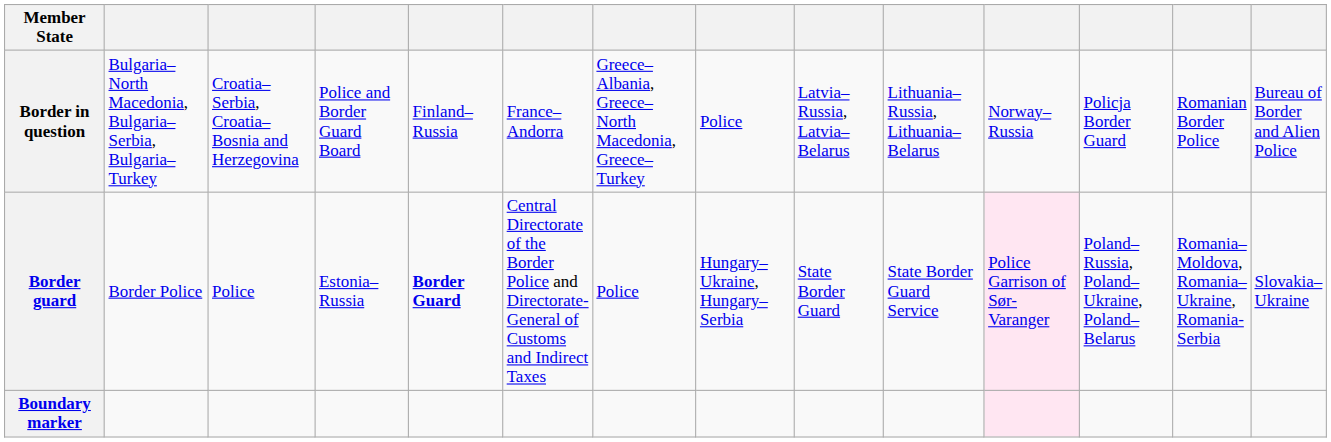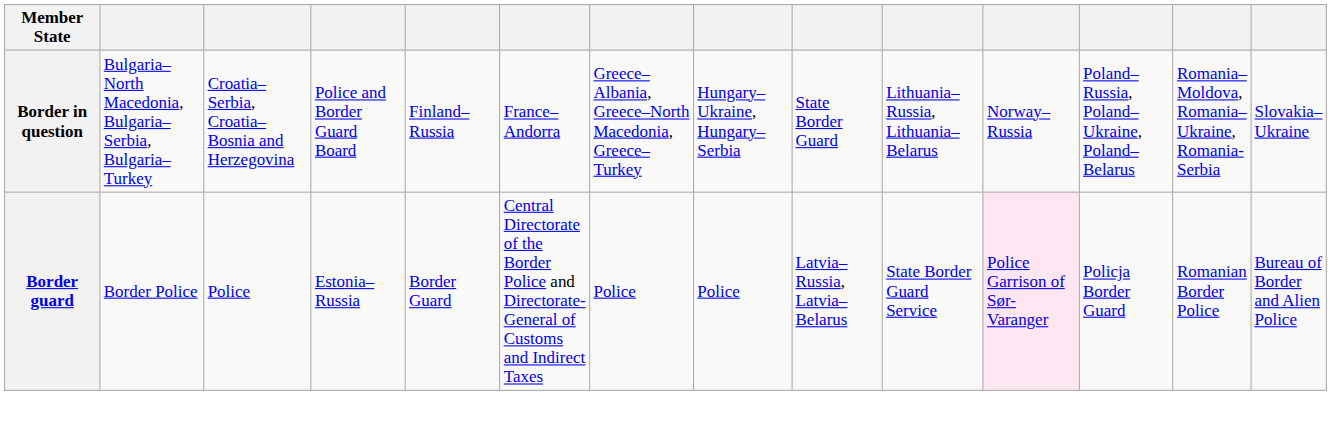(721, 121) Police -> (731, 121) Hungary–Ukraine, Hungary–Serbia
(824, 121) Latvia–Russia, Latvia–Belarus -> (819, 121) State Border Guard
(1107, 121) Policja Border Guard -> (1112, 121) Poland–Russia, Poland–Ukraine, Poland–Belarus
(1212, 121) Romanian Border Police -> (1212, 121) Romania–Moldova, Romania–Ukraine, Romania-Serbia
(1288, 121) Bureau of Border and Alien Police -> (1288, 121) Slovakia–Ukraine
(439, 291) bold -> (433, 291) normal
(734, 291) Hungary–Ukraine, Hungary–Serbia -> (719, 291) Police
(821, 291) State Border Guard -> (821, 291) Latvia–Russia, Latvia–Belarus
(1113, 291) Poland–Russia, Poland–Ukraine, Poland–Belarus -> (1107, 291) Policja Border Guard
(1212, 291) Romania–Moldova, Romania–Ukraine, Romania-Serbia -> (1212, 291) Romanian Border Police
(1288, 291) Slovakia–Ukraine -> (1288, 291) Bureau of Border and Alien Police
- row: (55, 413)
